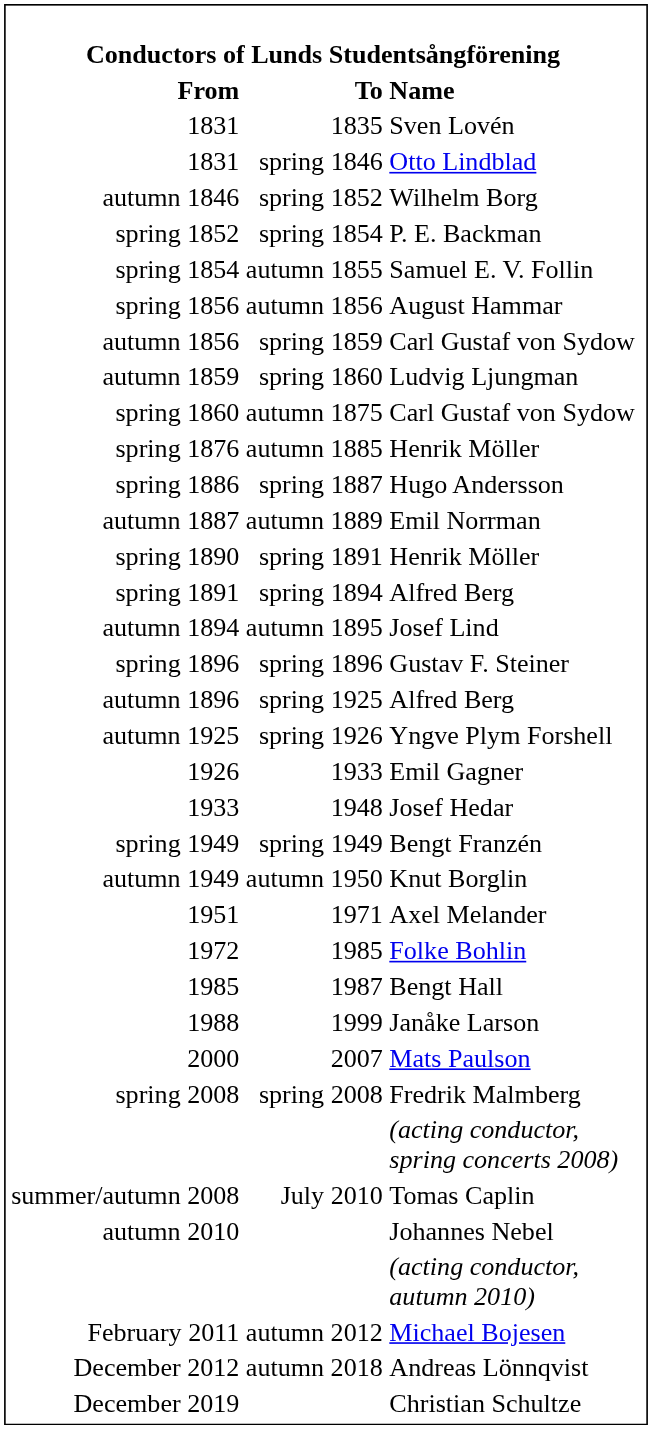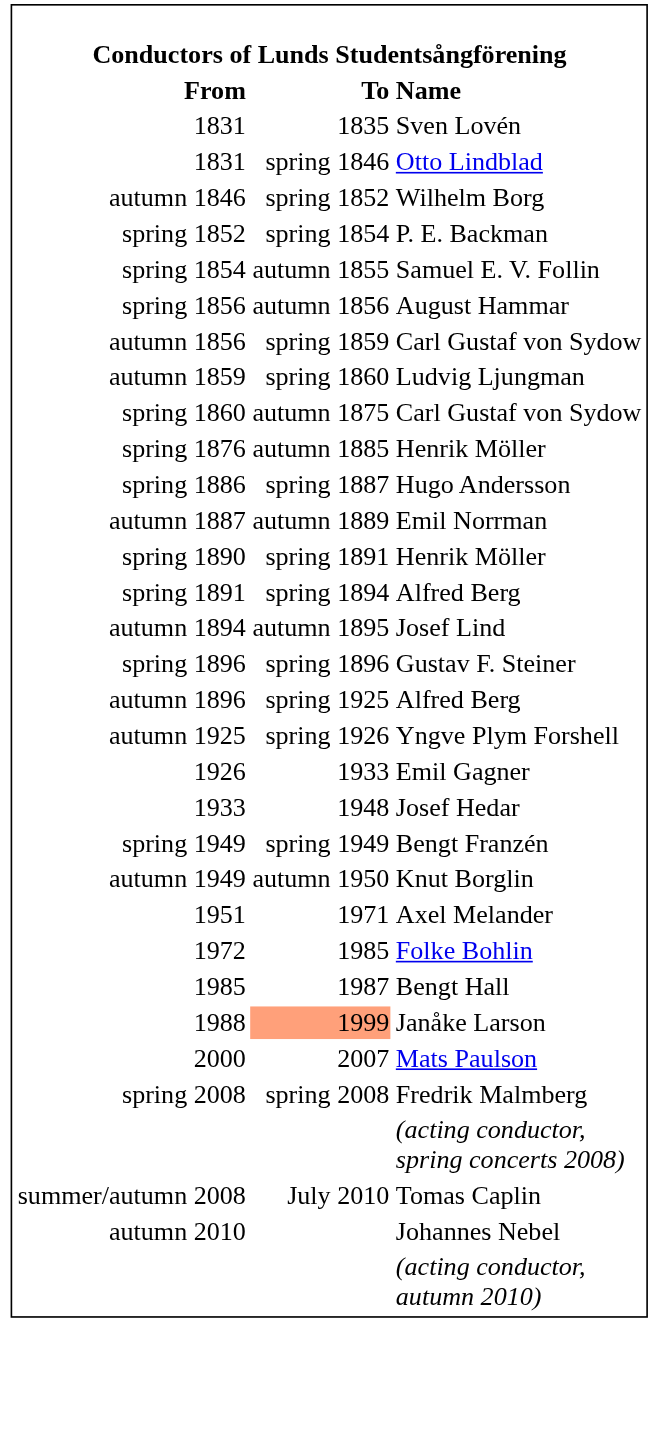(357, 1022) no background -> (363, 1022) lightsalmon background
- row: (163, 1332)
- row: (156, 1367)
- row: (156, 1403)
